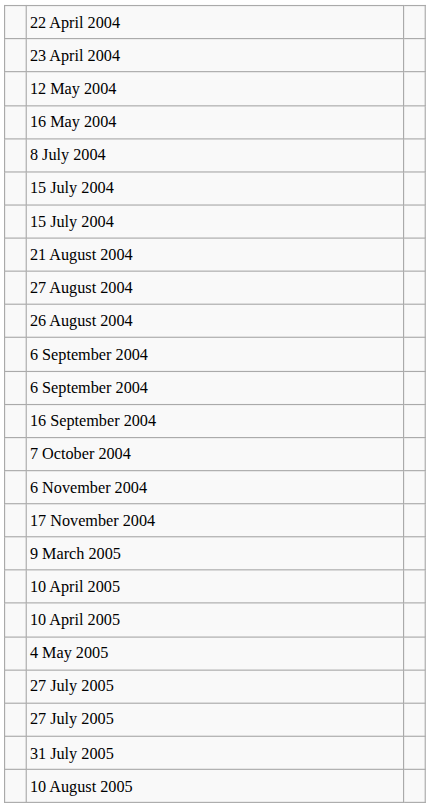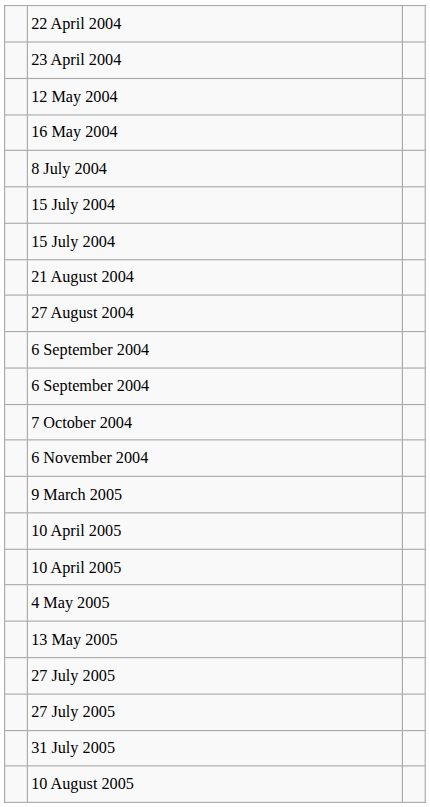- row: (15, 321)
- row: (15, 421)
- row: (15, 520)
+ row: (16, 640)
